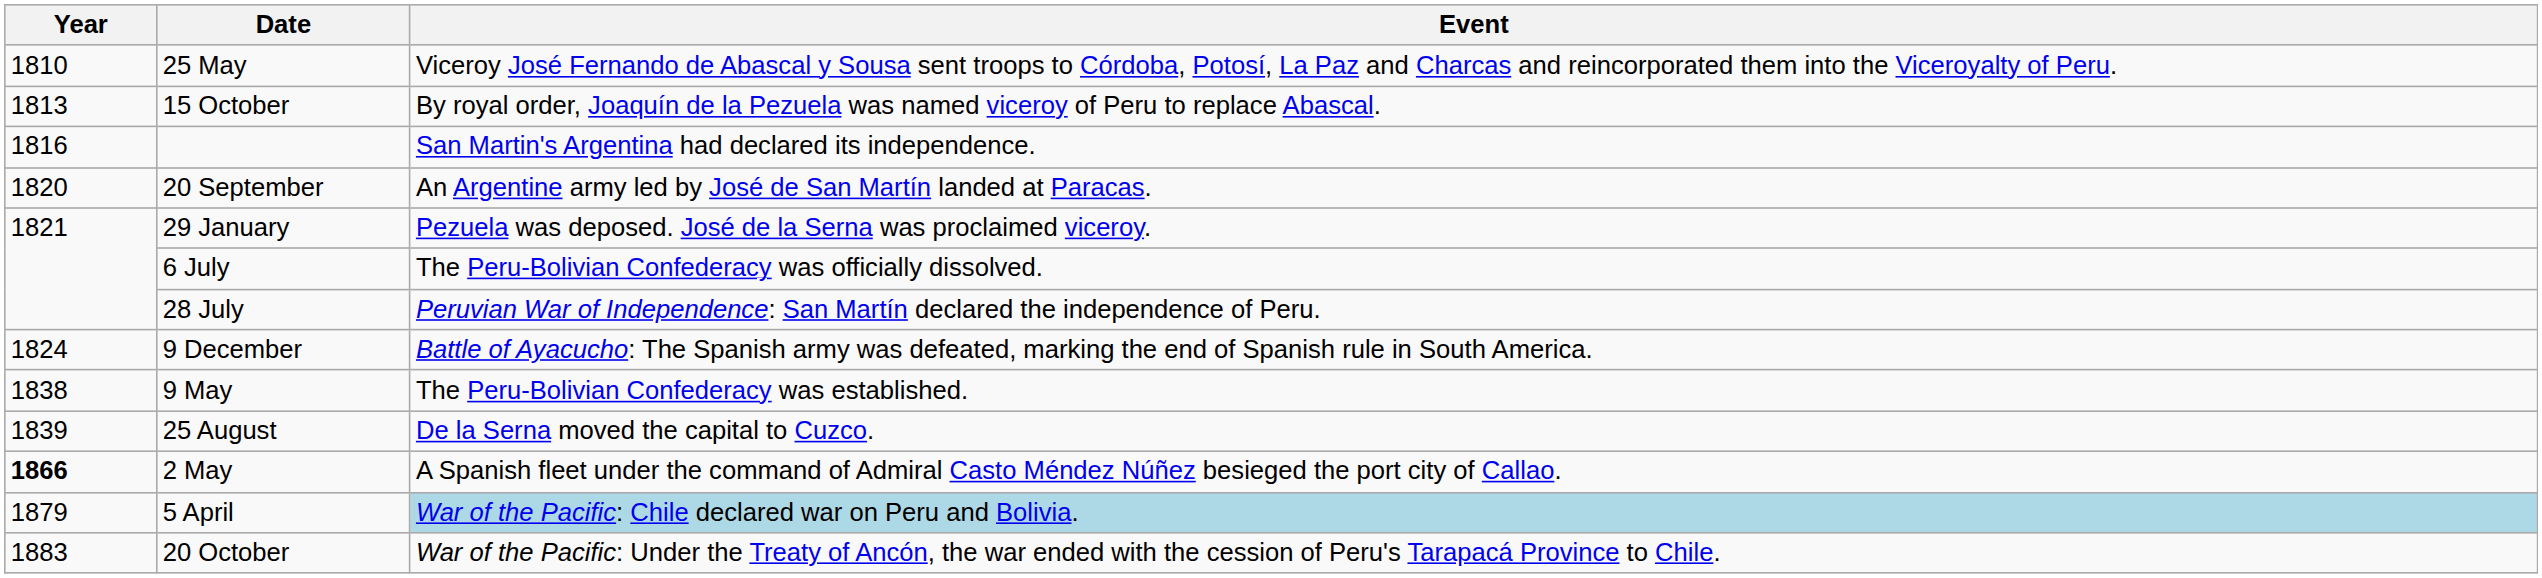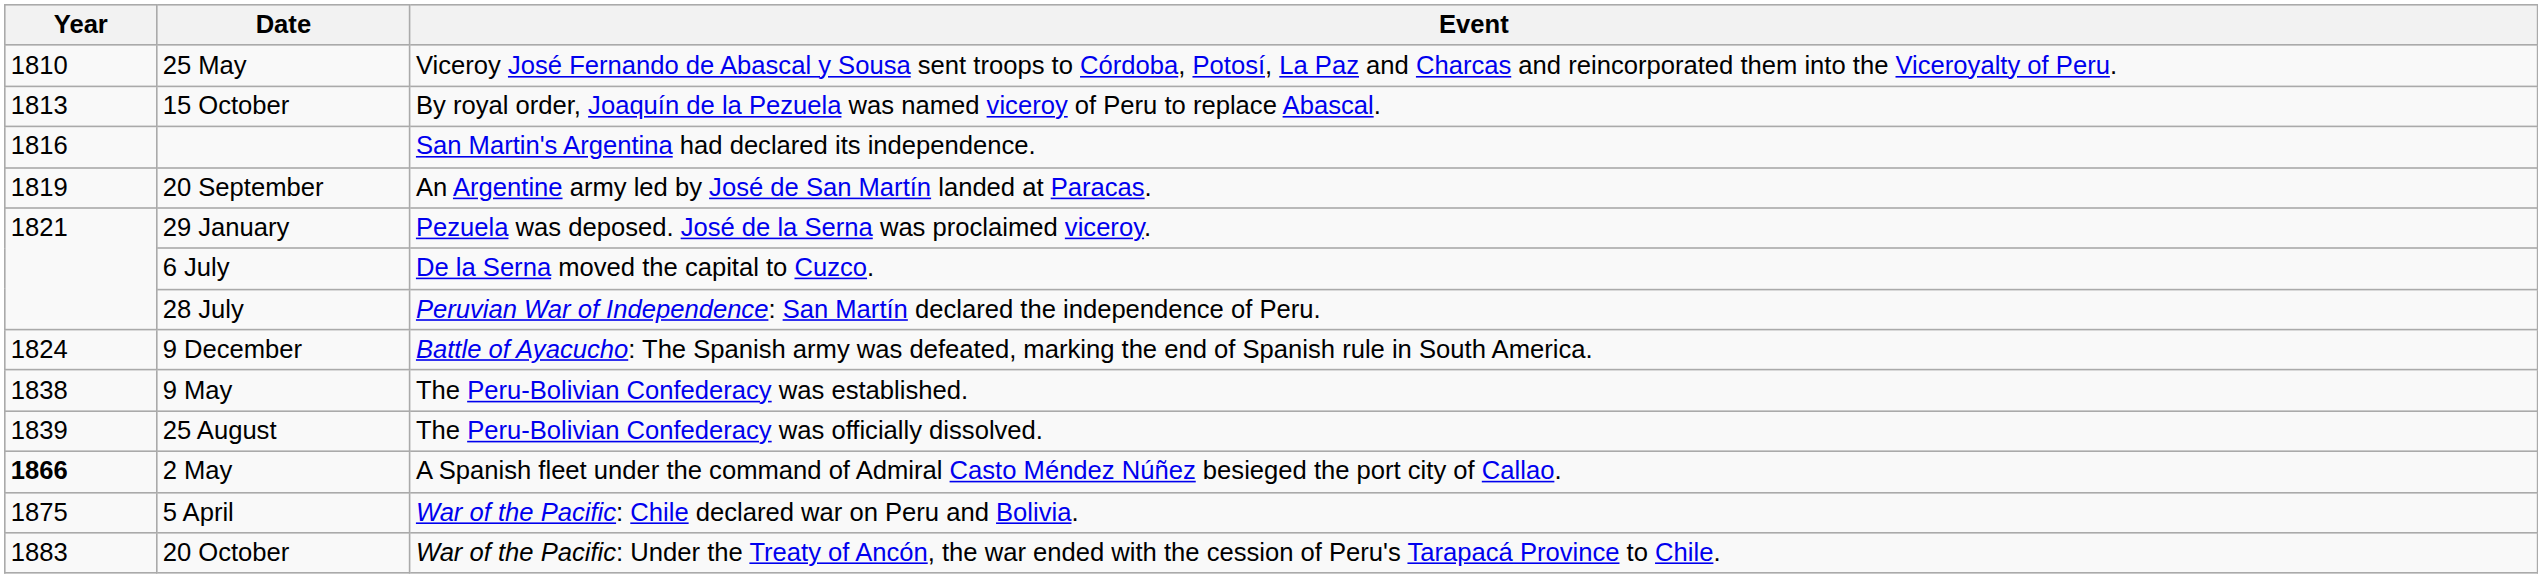(39, 187) 1820 -> (39, 187) 1819
(729, 268) The Peru-Bolivian Confederacy was officially dissolved. -> (645, 268) De la Serna moved the capital to Cuzco.
(645, 430) De la Serna moved the capital to Cuzco. -> (729, 430) The Peru-Bolivian Confederacy was officially dissolved.
(39, 512) 1879 -> (39, 512) 1875
(747, 512) lightblue background -> (747, 512) no background
